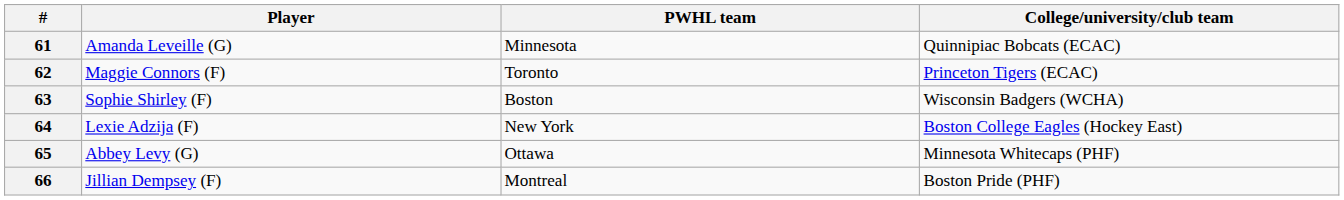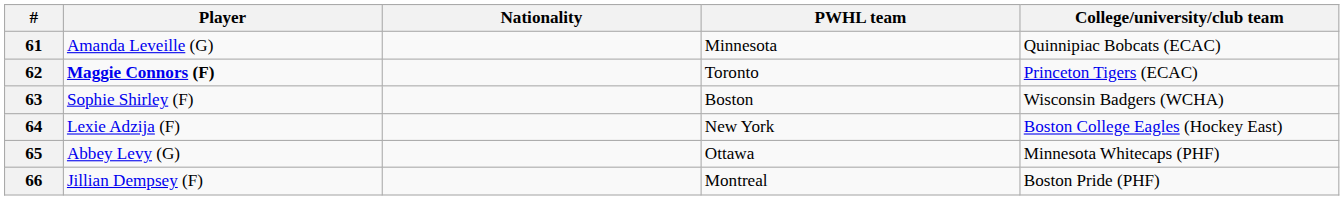+ column: (541, 18)
(155, 72) normal -> (141, 72) bold
